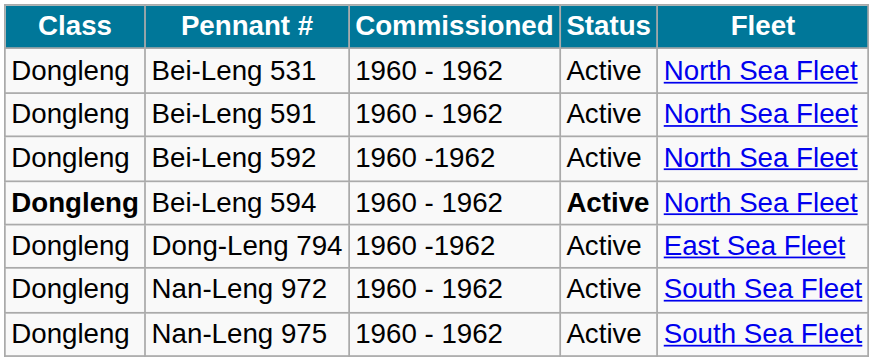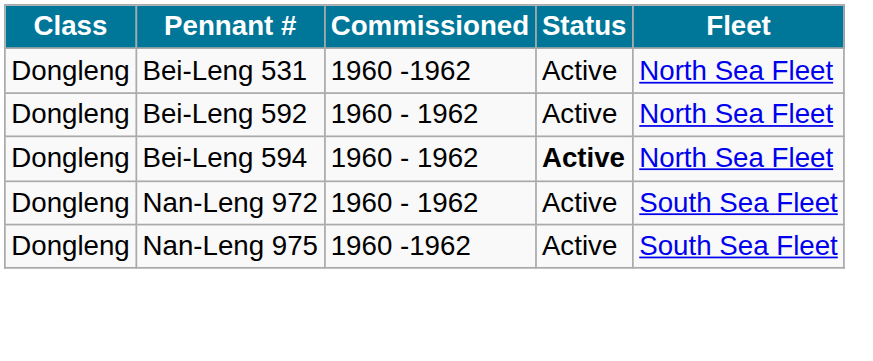(429, 70) 1960 - 1962 -> (401, 70) 1960 -1962
- row: (234, 114)
(425, 158) 1960 -1962 -> (405, 114) 1960 - 1962
(75, 202) bold -> (70, 158) normal
- row: (247, 245)
(429, 333) 1960 - 1962 -> (401, 245) 1960 -1962
